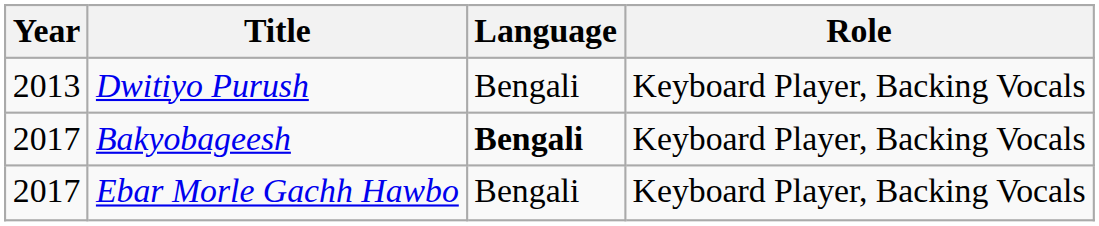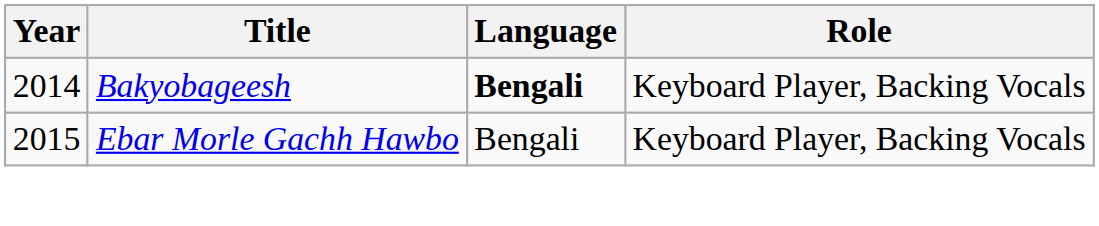- row: (202, 84)
(47, 138) 2017 -> (47, 84) 2014
(47, 191) 2017 -> (47, 138) 2015
